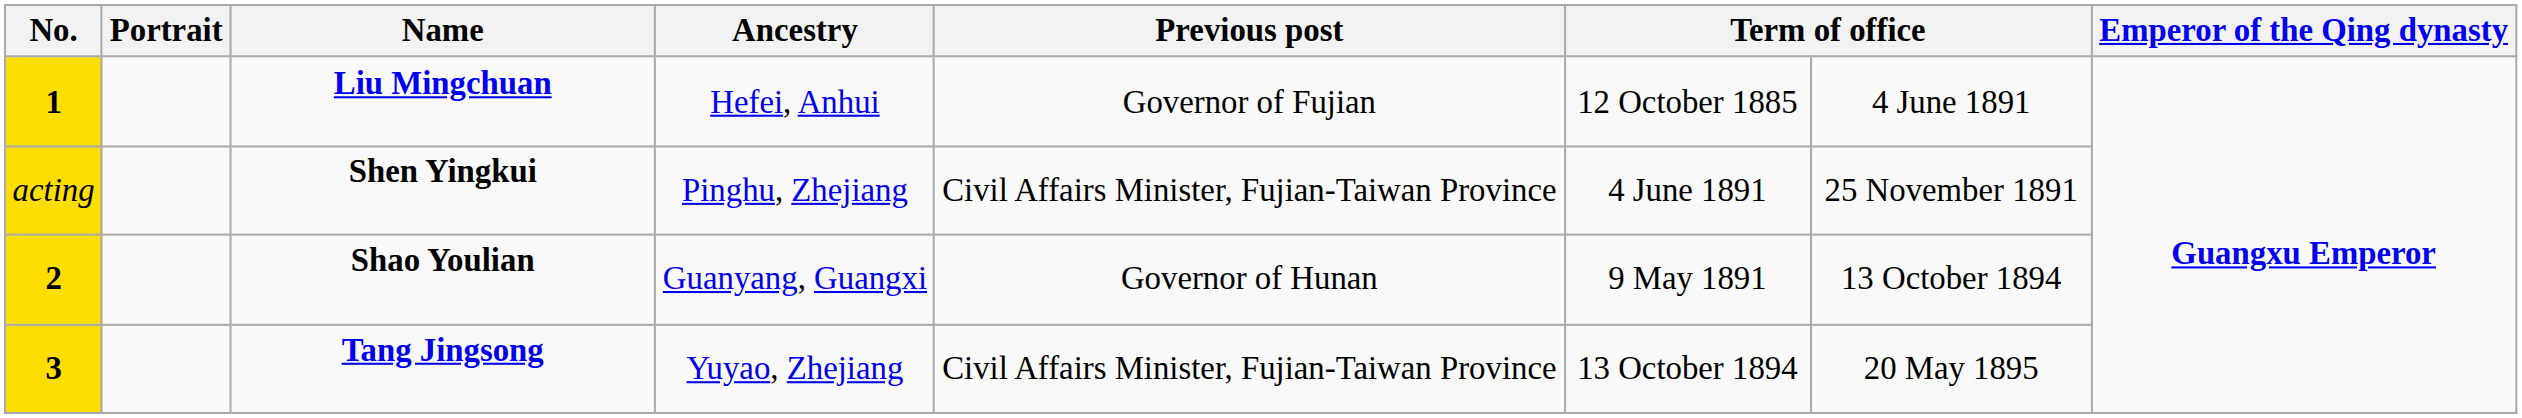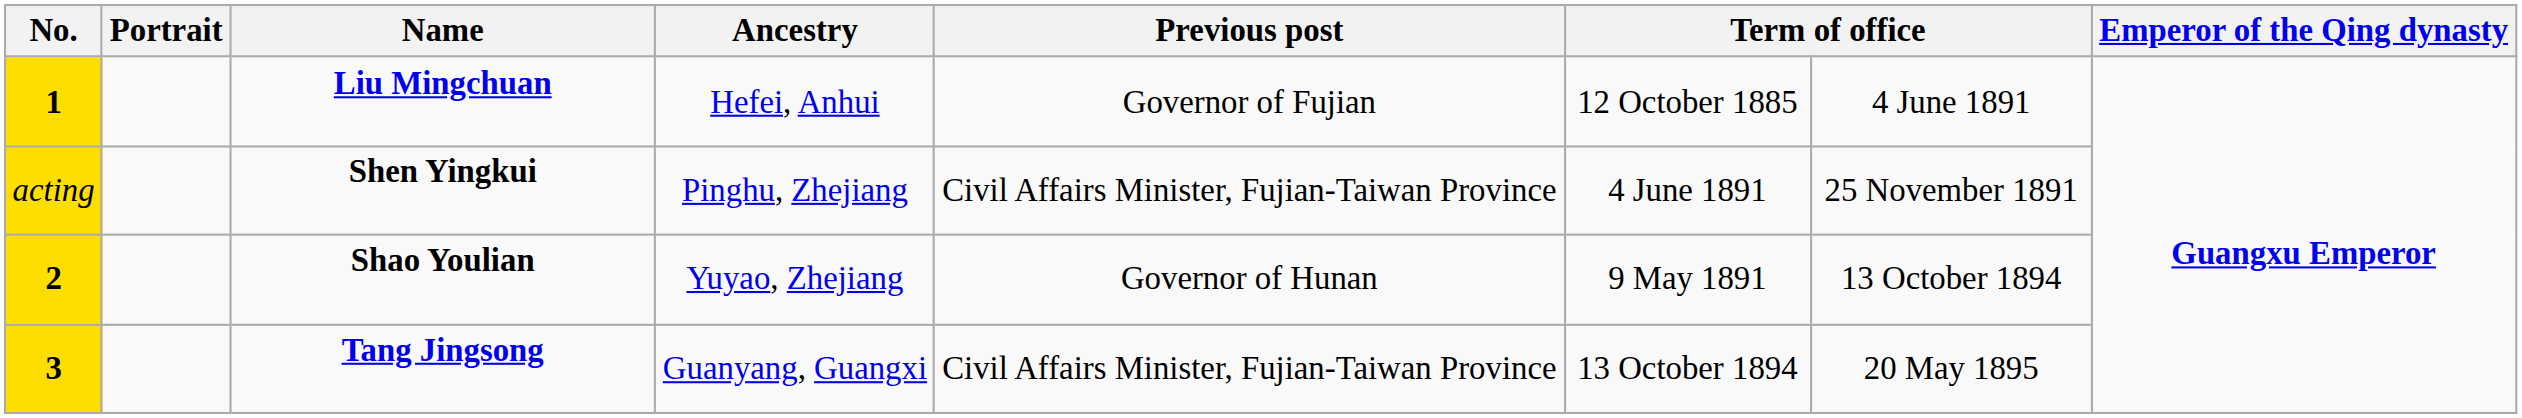(795, 278) Guanyang, Guangxi -> (795, 278) Yuyao, Zhejiang
(795, 367) Yuyao, Zhejiang -> (795, 367) Guanyang, Guangxi
